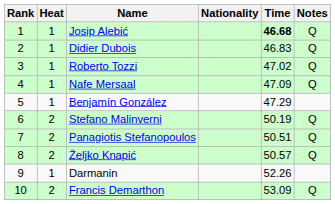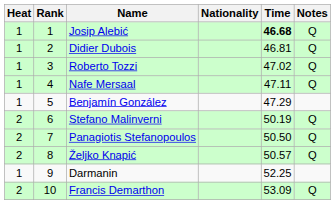columns swapped: (21, 13) <-> (52, 13)
(278, 48) 46.83 -> (278, 48) 46.81
(278, 84) 47.09 -> (278, 84) 47.11
(278, 137) 50.51 -> (278, 137) 50.50
(278, 173) 52.26 -> (278, 173) 52.25
